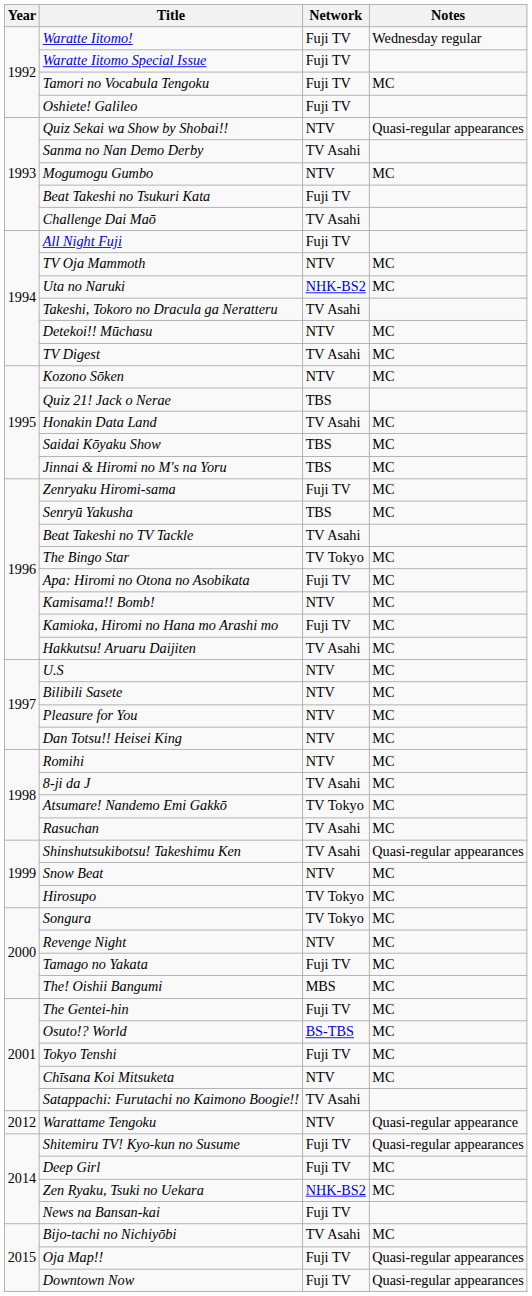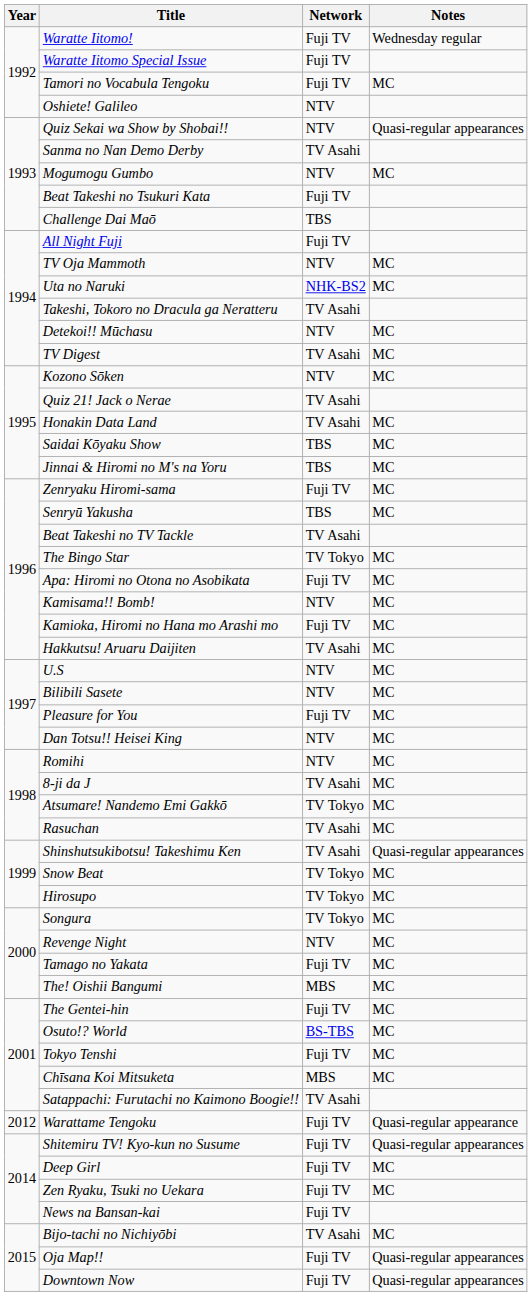(328, 106) Fuji TV -> (320, 106) NTV
(333, 219) TV Asahi -> (319, 219) TBS
(319, 399) TBS -> (333, 399) TV Asahi
(320, 715) NTV -> (328, 715) Fuji TV
(320, 873) NTV -> (335, 873) TV Tokyo
(320, 1077) NTV -> (321, 1077) MBS
(320, 1122) NTV -> (328, 1122) Fuji TV
(336, 1190) NHK-BS2 -> (328, 1190) Fuji TV
